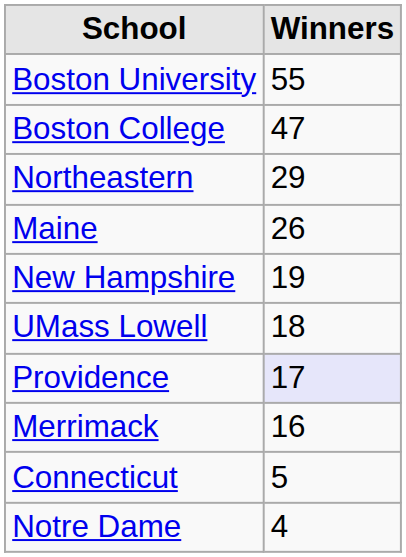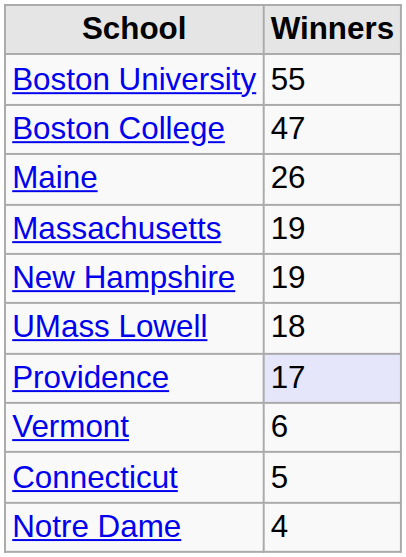- row: (103, 178)
+ row: (117, 228)
- row: (85, 427)
+ row: (71, 427)
